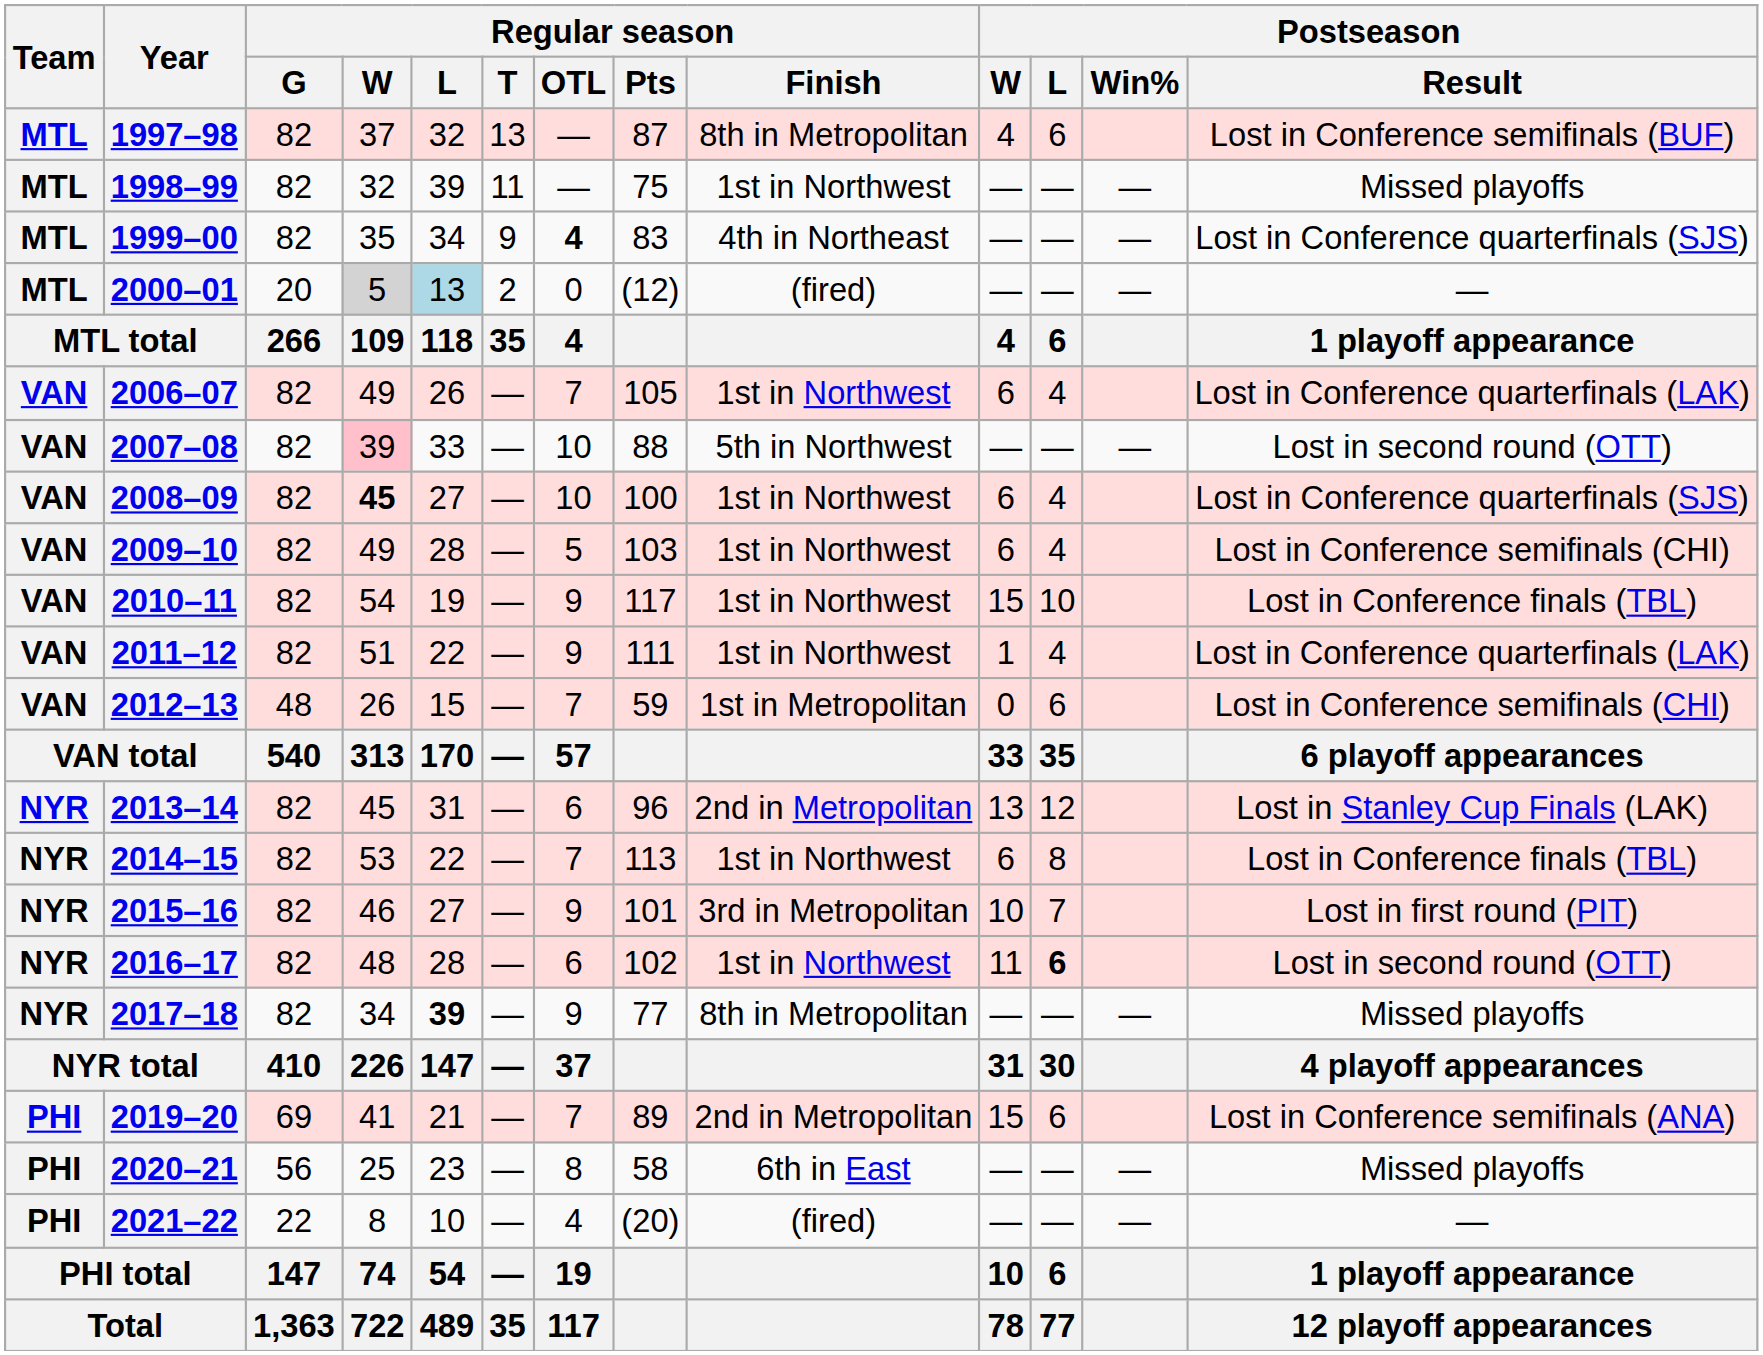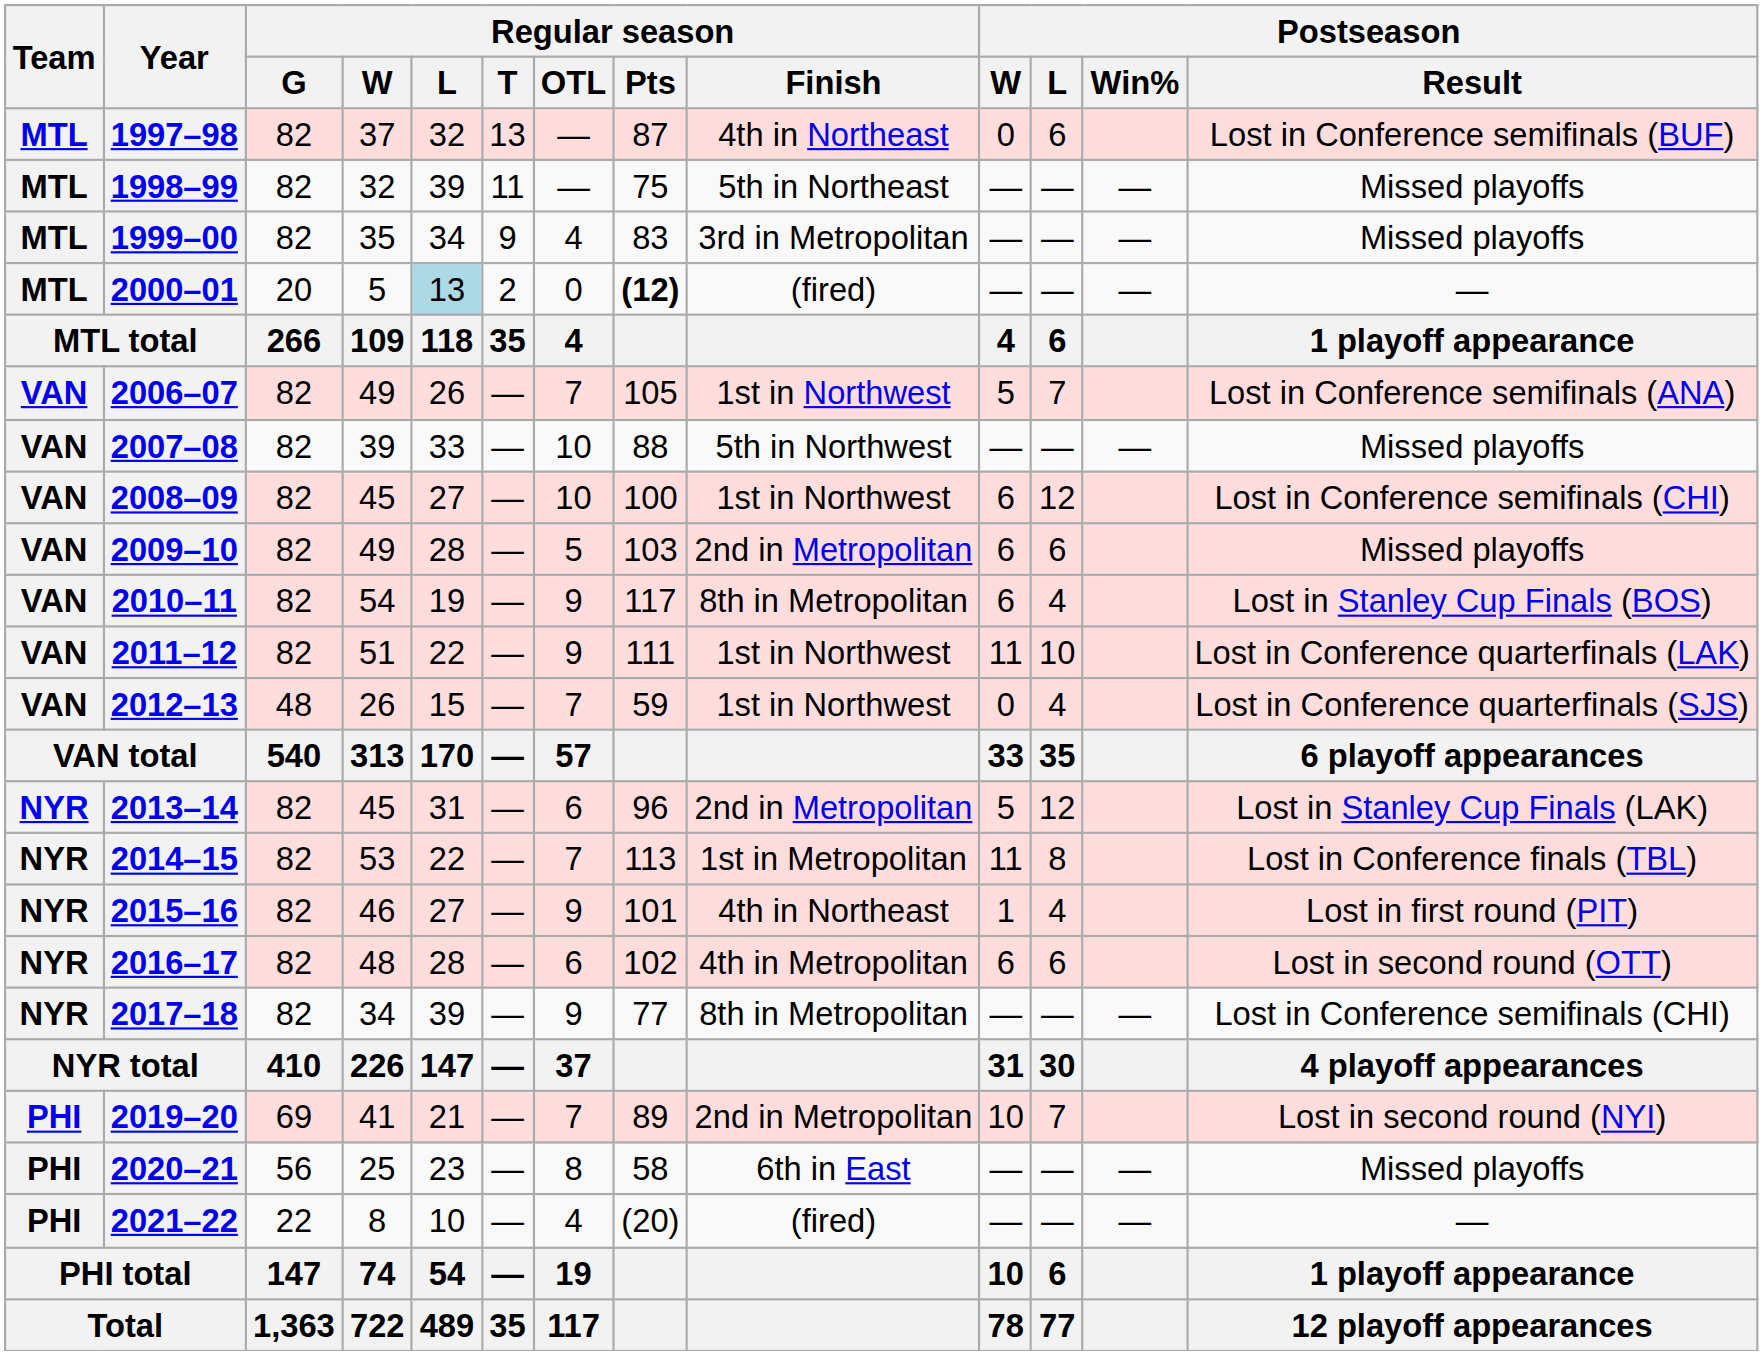(833, 135) 8th in Metropolitan -> (833, 135) 4th in Northeast
(1006, 135) 4 -> (1006, 135) 0
(833, 186) 1st in Northwest -> (833, 186) 5th in Northeast
(573, 238) bold -> (573, 238) normal
(833, 238) 4th in Northeast -> (833, 238) 3rd in Metropolitan
(1472, 238) Lost in Conference quarterfinals (SJS) -> (1472, 238) Missed playoffs
(377, 290) lightgrey background -> (377, 290) no background
(650, 290) normal -> (650, 290) bold
(1006, 393) 6 -> (1006, 393) 5
(1057, 393) 4 -> (1057, 393) 7
(1472, 393) Lost in Conference quarterfinals (LAK) -> (1472, 393) Lost in Conference semifinals (ANA)
(377, 445) pink background -> (377, 445) no background
(1472, 445) Lost in second round (OTT) -> (1472, 445) Missed playoffs
(377, 497) bold -> (377, 497) normal
(1057, 497) 4 -> (1057, 497) 12
(1472, 497) Lost in Conference quarterfinals (SJS) -> (1472, 497) Lost in Conference semifinals (CHI)
(833, 548) 1st in Northwest -> (833, 548) 2nd in Metropolitan
(1057, 548) 4 -> (1057, 548) 6
(1472, 548) Lost in Conference semifinals (CHI) -> (1472, 548) Missed playoffs
(833, 600) 1st in Northwest -> (833, 600) 8th in Metropolitan
(1006, 600) 15 -> (1006, 600) 6
(1057, 600) 10 -> (1057, 600) 4
(1472, 600) Lost in Conference finals (TBL) -> (1472, 600) Lost in Stanley Cup Finals (BOS)
(1006, 652) 1 -> (1006, 652) 11
(1057, 652) 4 -> (1057, 652) 10
(833, 704) 1st in Metropolitan -> (833, 704) 1st in Northwest
(1057, 704) 6 -> (1057, 704) 4
(1472, 704) Lost in Conference semifinals (CHI) -> (1472, 704) Lost in Conference quarterfinals (SJS)
(1006, 807) 13 -> (1006, 807) 5
(833, 859) 1st in Northwest -> (833, 859) 1st in Metropolitan
(1006, 859) 6 -> (1006, 859) 11
(833, 911) 3rd in Metropolitan -> (833, 911) 4th in Northeast
(1006, 911) 10 -> (1006, 911) 1
(1057, 911) 7 -> (1057, 911) 4
(833, 962) 1st in Northwest -> (833, 962) 4th in Metropolitan
(1006, 962) 11 -> (1006, 962) 6
(1057, 962) bold -> (1057, 962) normal
(447, 1014) bold -> (447, 1014) normal
(1472, 1014) Missed playoffs -> (1472, 1014) Lost in Conference semifinals (CHI)
(1006, 1118) 15 -> (1006, 1118) 10
(1057, 1118) 6 -> (1057, 1118) 7
(1472, 1118) Lost in Conference semifinals (ANA) -> (1472, 1118) Lost in second round (NYI)
